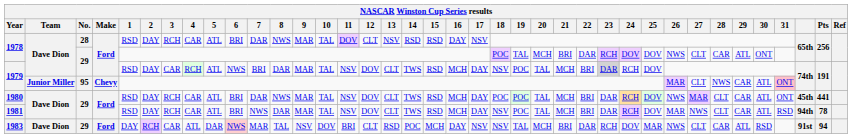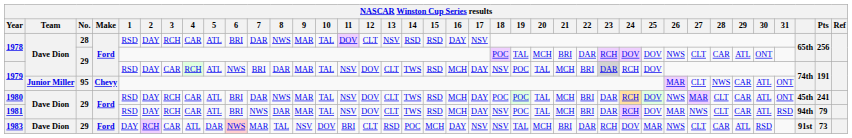(785, 83) pink background -> (785, 83) no background
(823, 97) 441 -> (823, 97) 241
(823, 112) 78 -> (823, 112) 79
(823, 126) 94 -> (823, 126) 73
